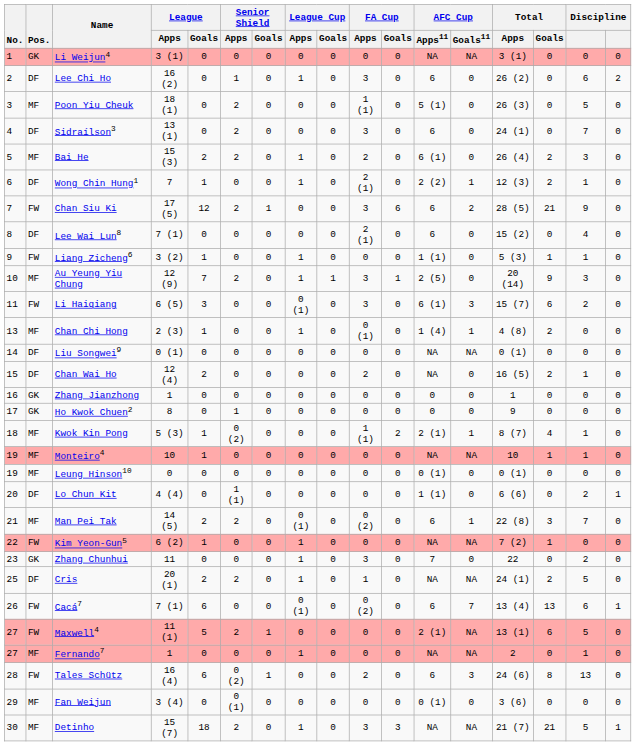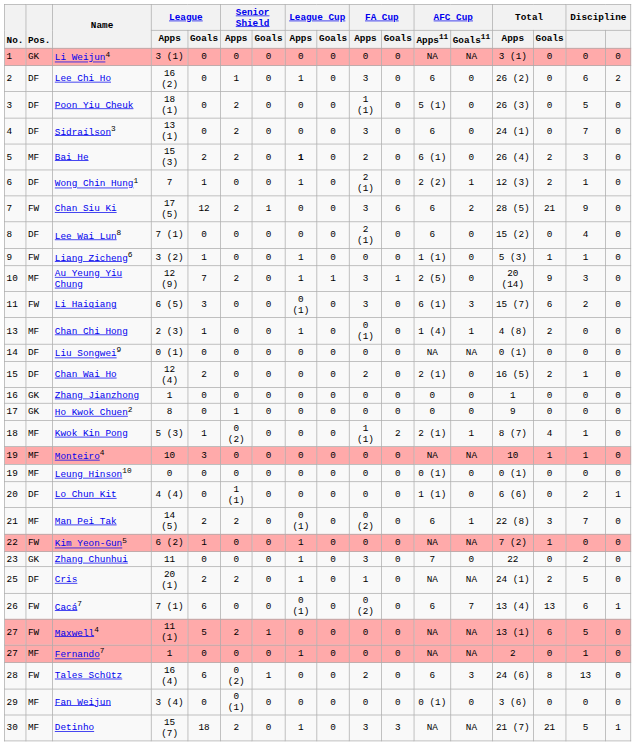(34, 105) MF -> (34, 105) DF
(301, 157) normal -> (301, 157) bold
(432, 375) NA -> (432, 375) 2 (1)
(204, 455) 1 -> (204, 455) 3
(432, 632) 2 (1) -> (432, 632) NA
